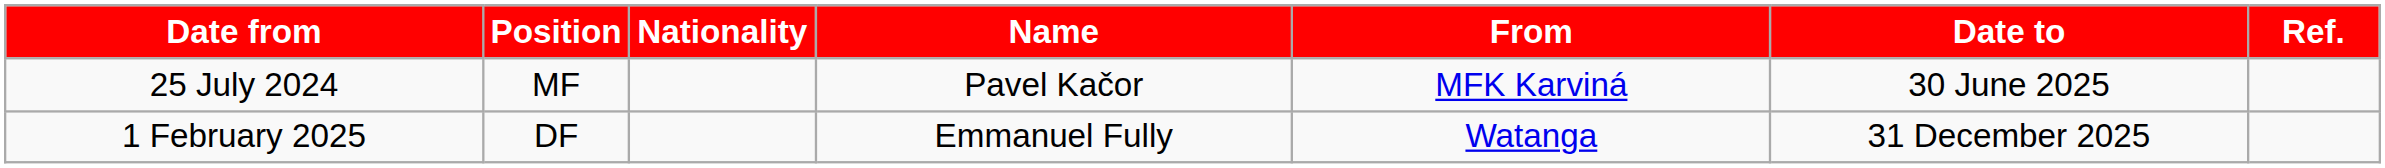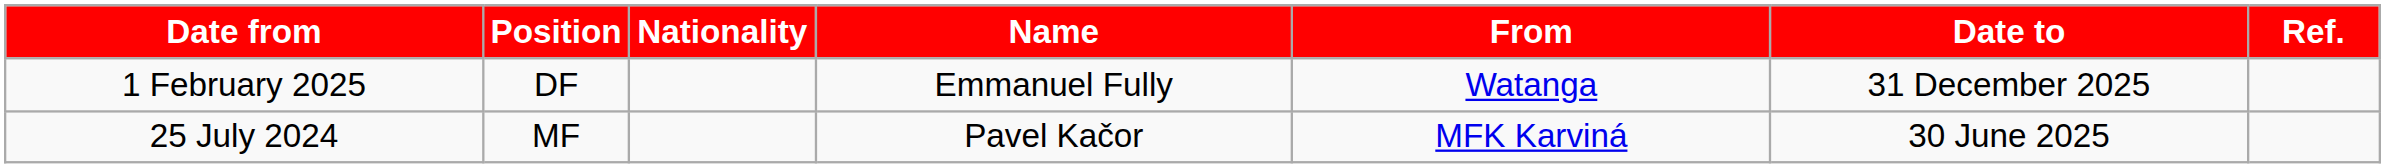rows swapped: (244, 84) <-> (244, 137)
